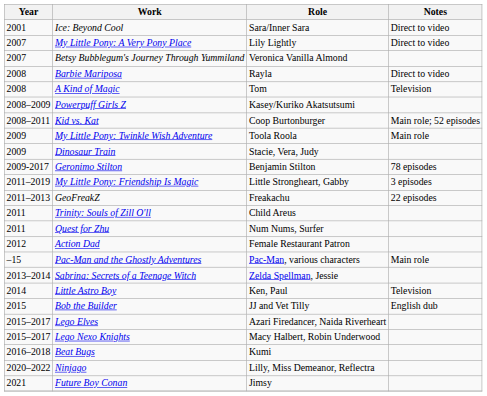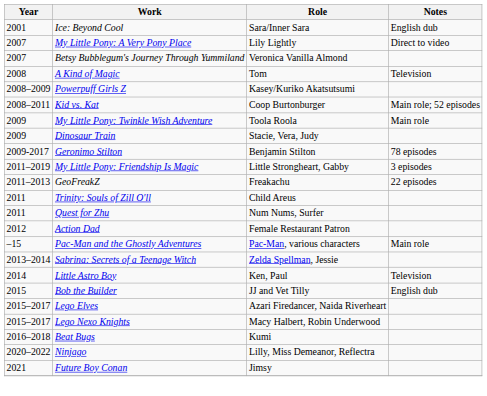(420, 27) Direct to video -> (414, 27) English dub
- row: (88, 74)
